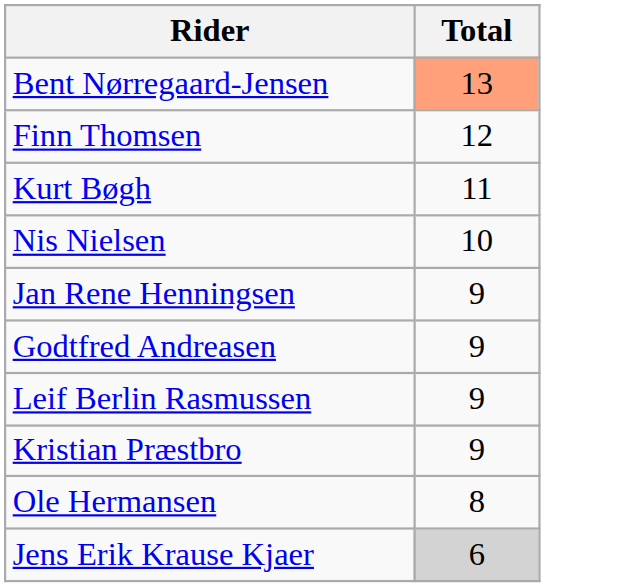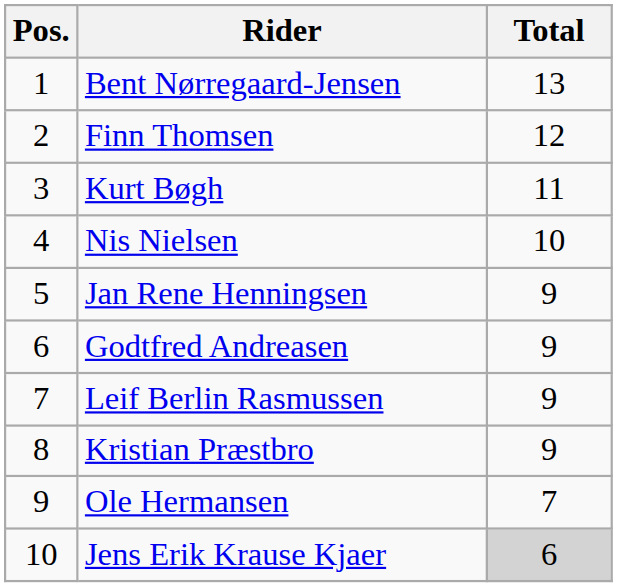+ column: (41, 30)
(477, 83) lightsalmon background -> (549, 83) no background
(477, 502) 8 -> (549, 502) 7
